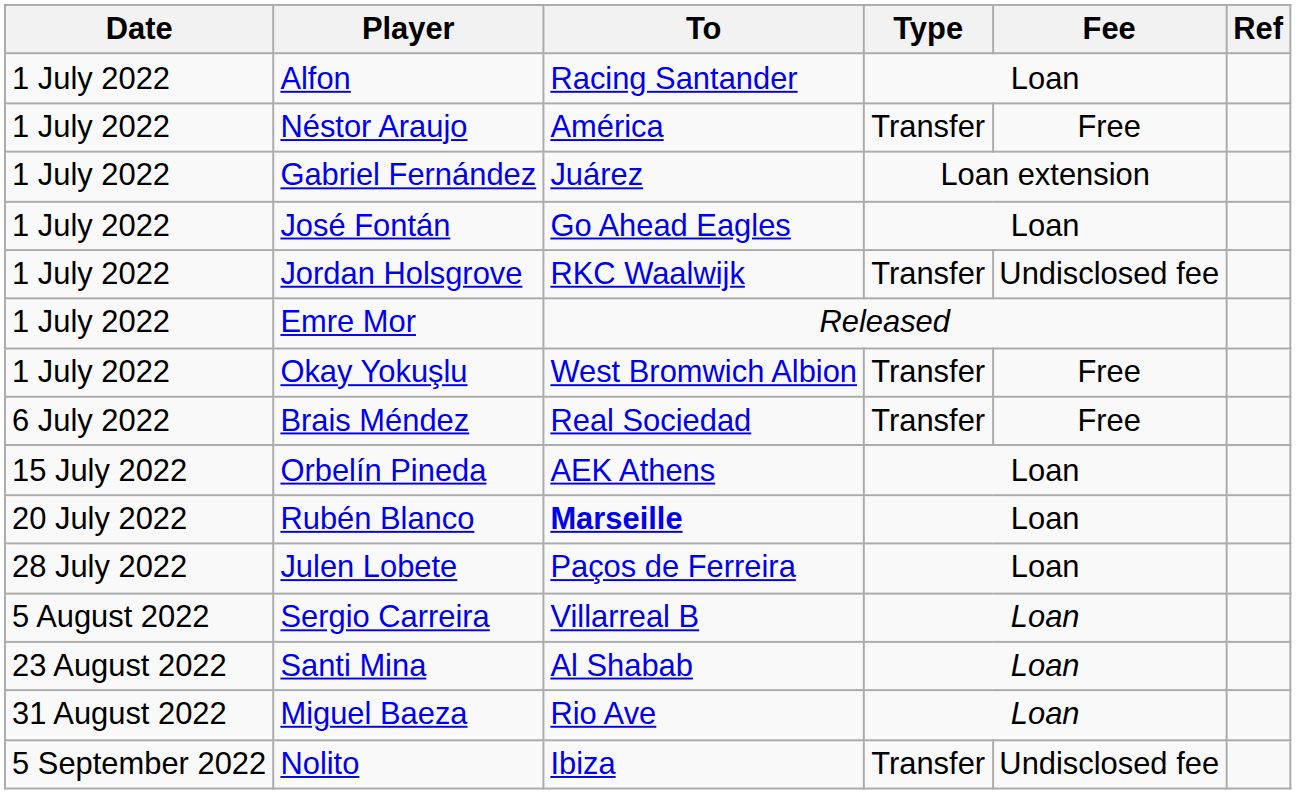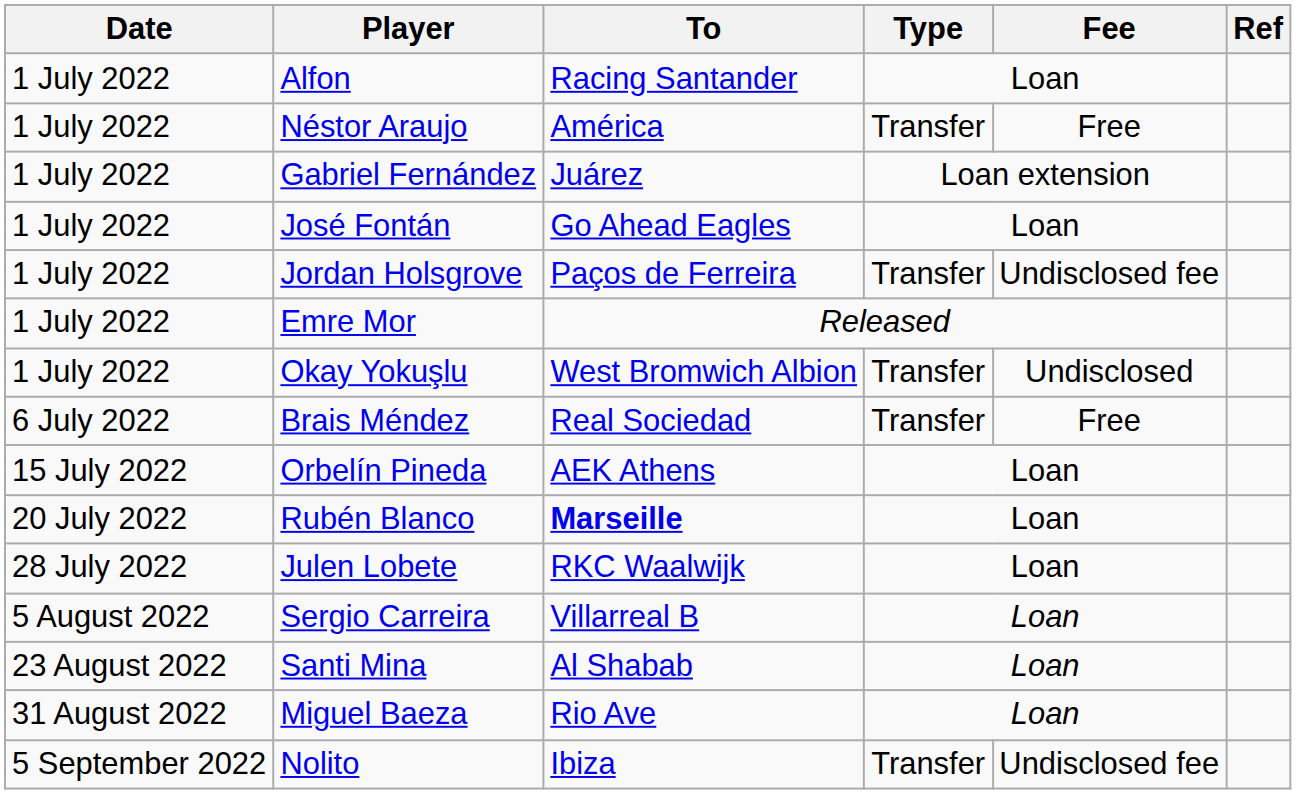(648, 273) RKC Waalwijk -> (673, 273) Paços de Ferreira
(1109, 371) Free -> (1109, 371) Undisclosed
(673, 567) Paços de Ferreira -> (648, 567) RKC Waalwijk
